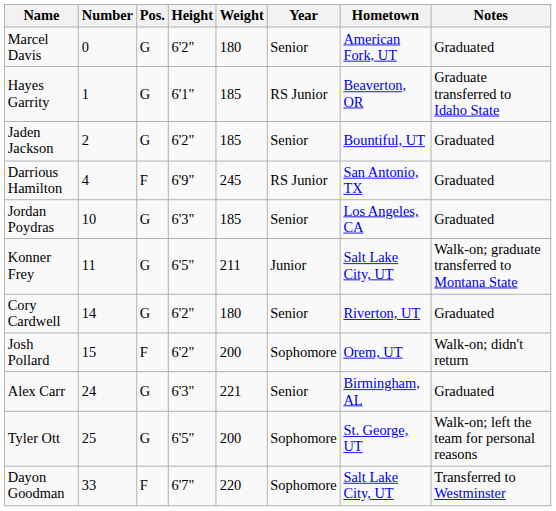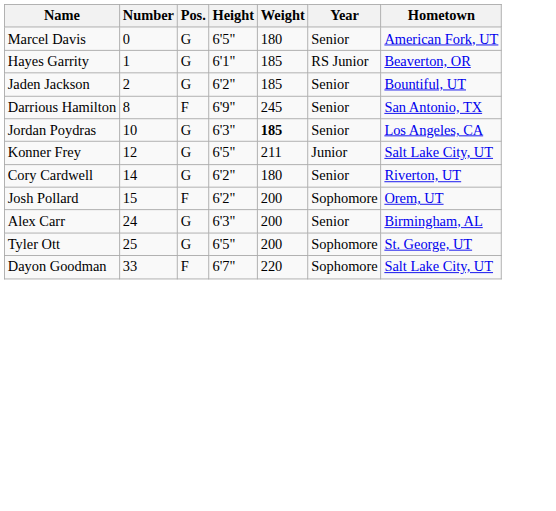- column: (491, 15)
(183, 46) 6'2" -> (224, 38) 6'5"
(85, 180) 4 -> (126, 107) 8
(299, 180) RS Junior -> (330, 107) Senior
(231, 219) normal -> (271, 130) bold
(89, 266) 11 -> (130, 152) 12
(231, 391) 221 -> (271, 221) 200
